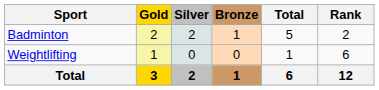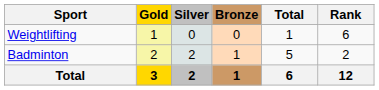rows swapped: (38, 35) <-> (42, 55)
